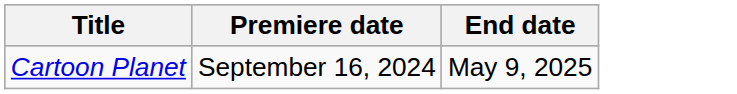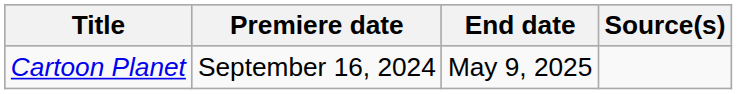+ column: (665, 25)
